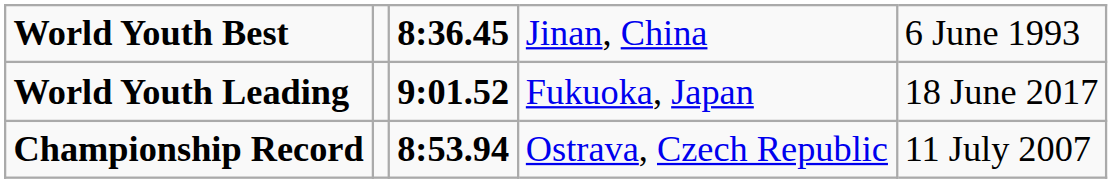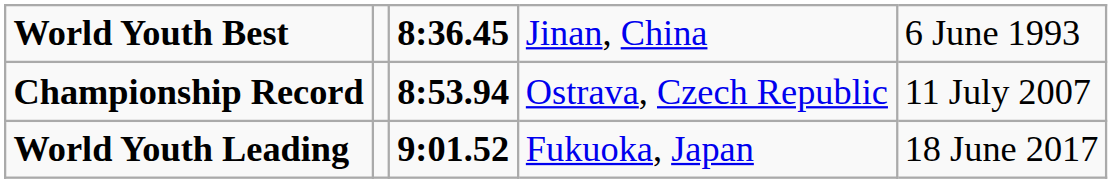rows swapped: (189, 148) <-> (181, 90)
